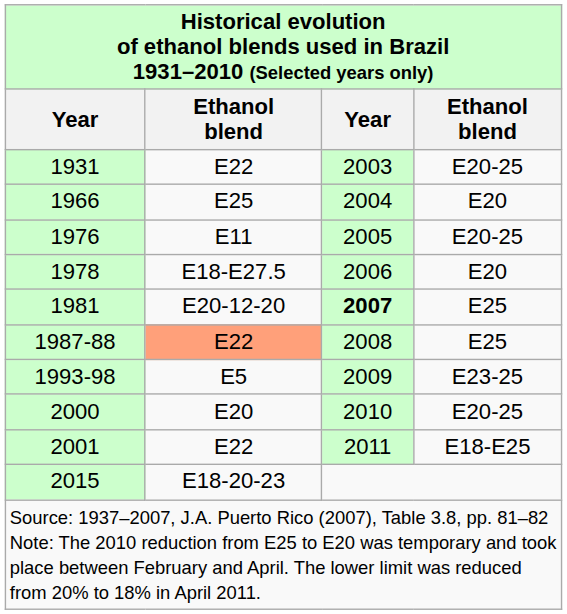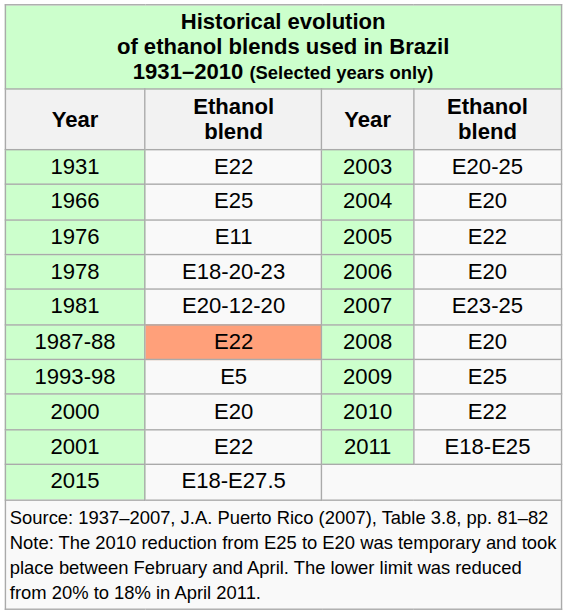(487, 236) E20-25 -> (487, 236) E22
(234, 271) E18-E27.5 -> (234, 271) E18-20-23
(368, 306) bold -> (368, 306) normal
(487, 306) E25 -> (487, 306) E23-25
(487, 341) E25 -> (487, 341) E20
(487, 376) E23-25 -> (487, 376) E25
(487, 411) E20-25 -> (487, 411) E22
(234, 481) E18-20-23 -> (234, 481) E18-E27.5
